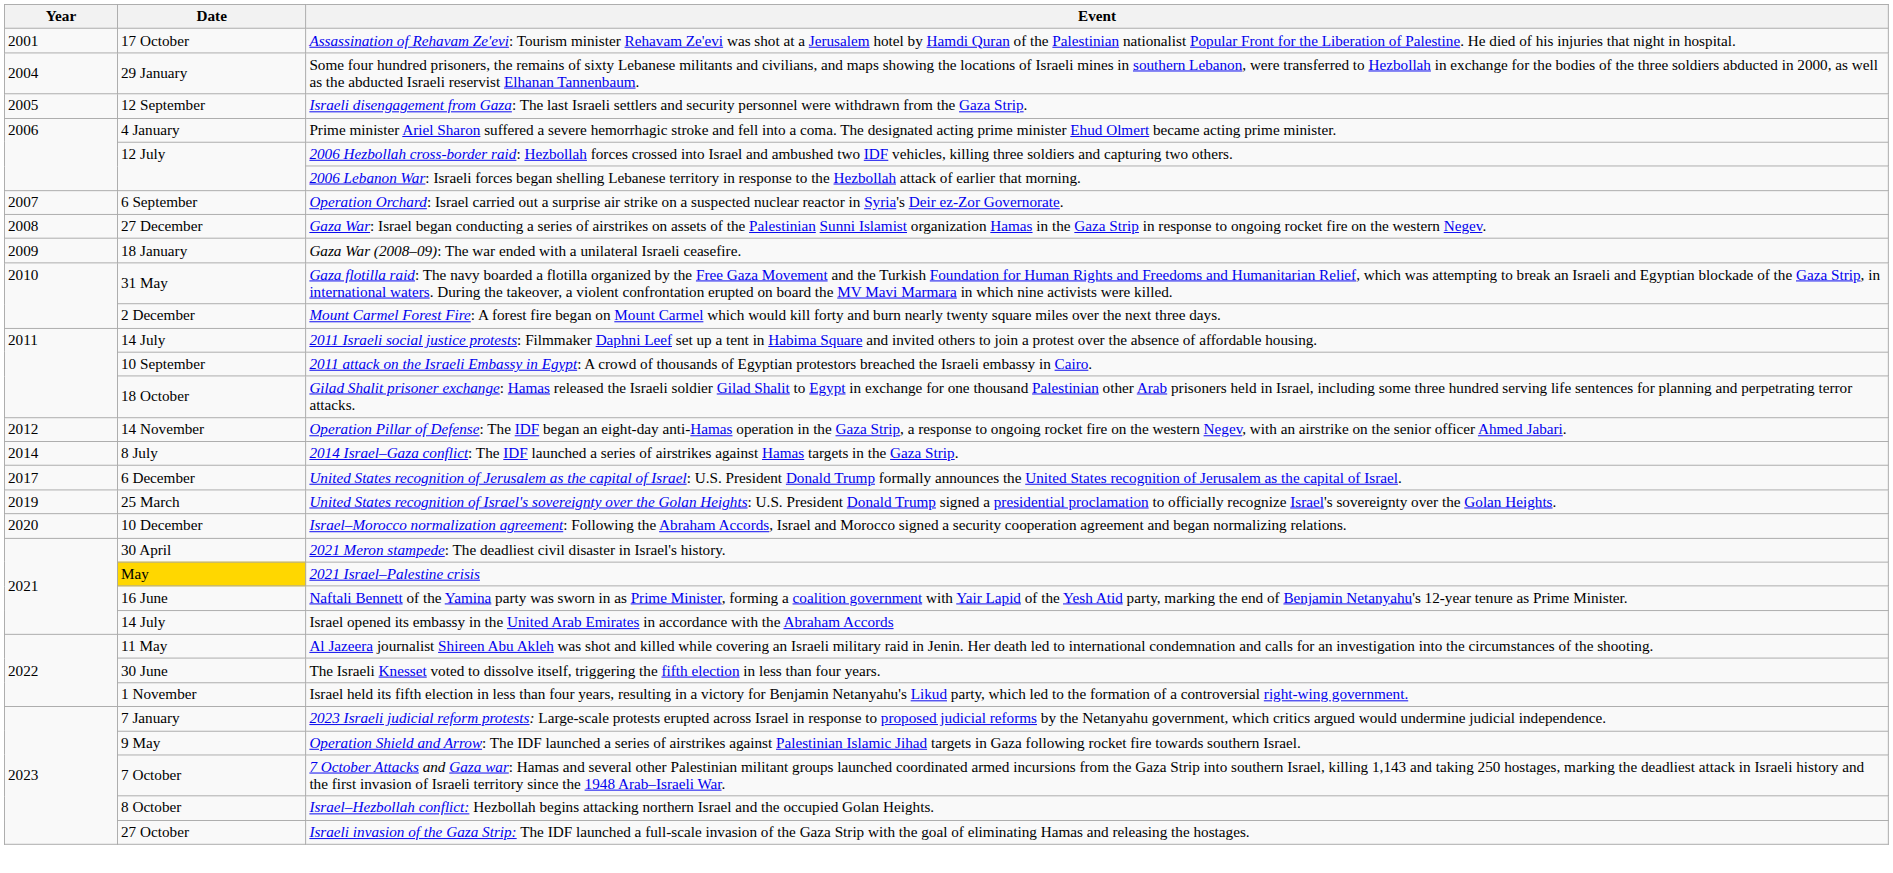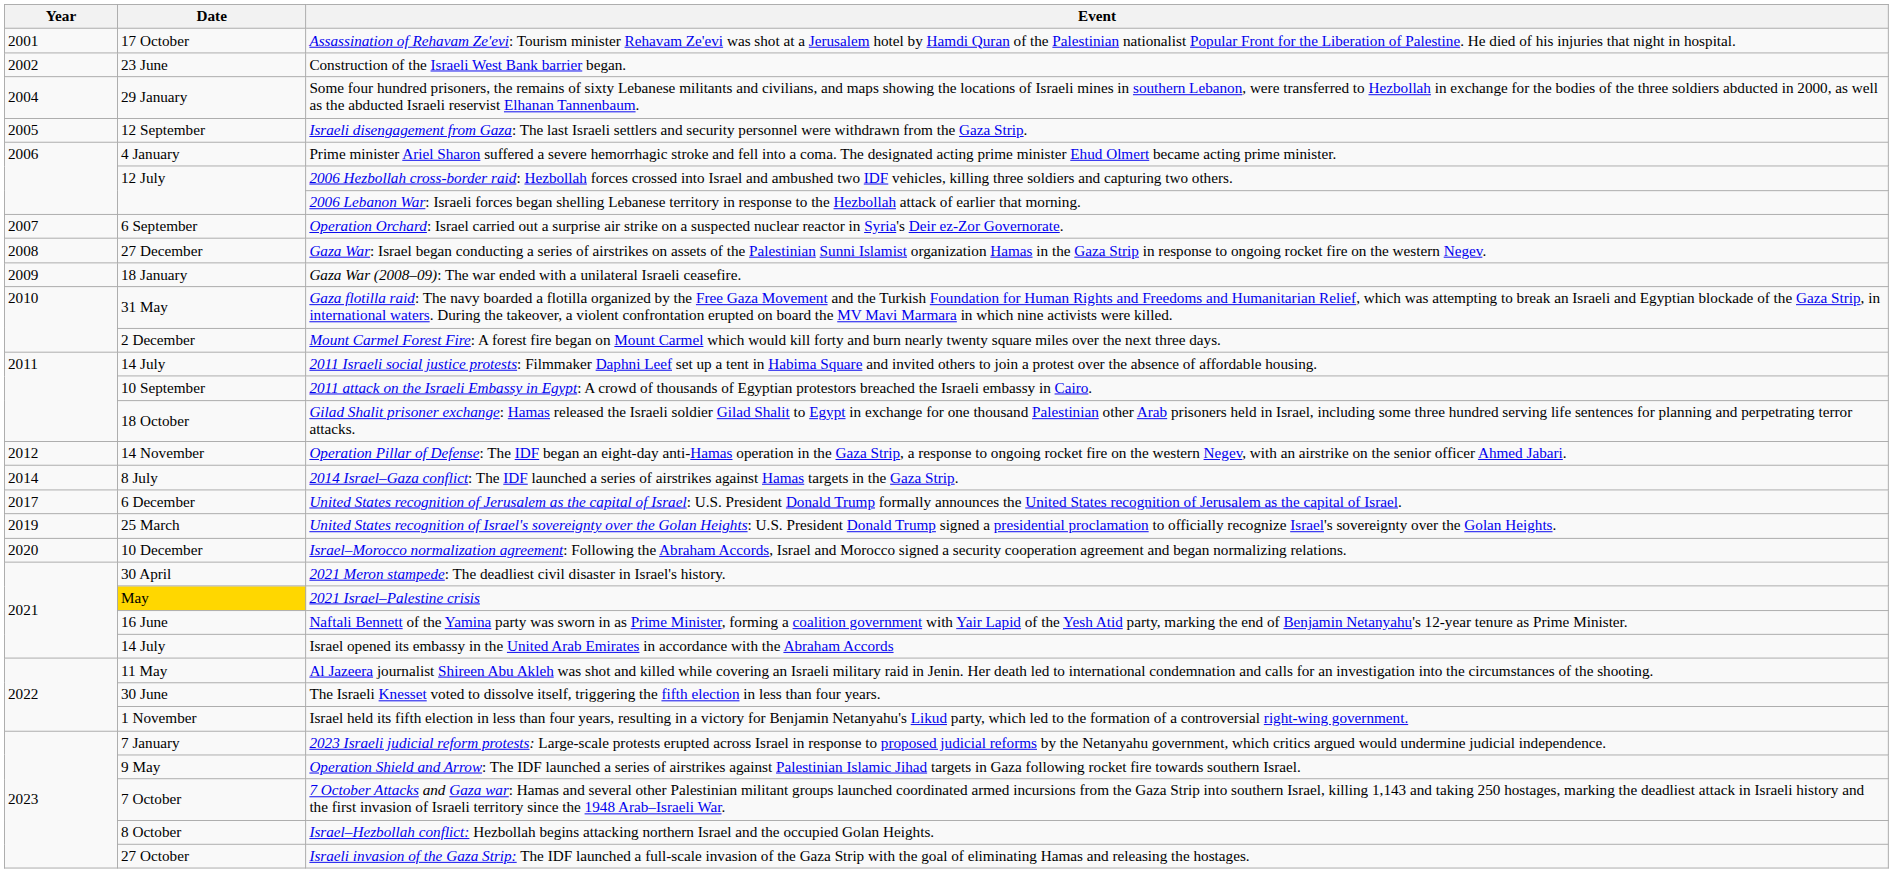+ row: (468, 64)
